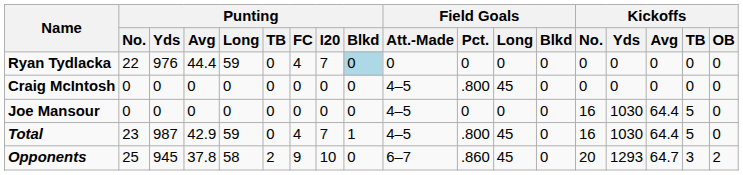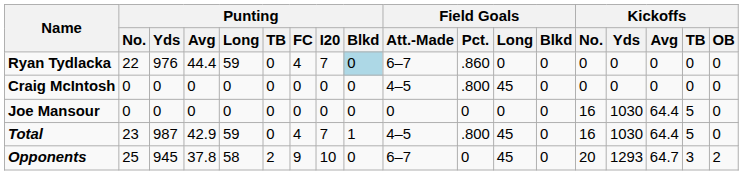(390, 63) 0 -> (399, 63) 6–7
(465, 63) 0 -> (475, 63) .860
(399, 110) 4–5 -> (390, 110) 0
(475, 157) .860 -> (465, 157) 0
